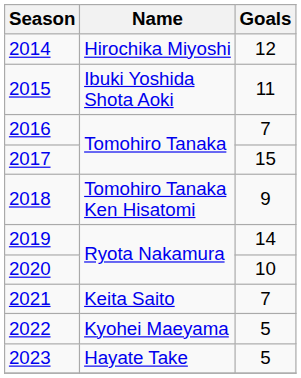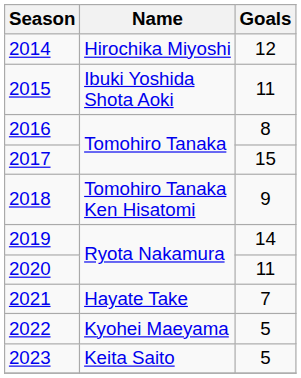(265, 129) 7 -> (265, 129) 8
(265, 269) 10 -> (265, 269) 11
(129, 298) Keita Saito -> (136, 298) Hayate Take
(136, 358) Hayate Take -> (129, 358) Keita Saito
